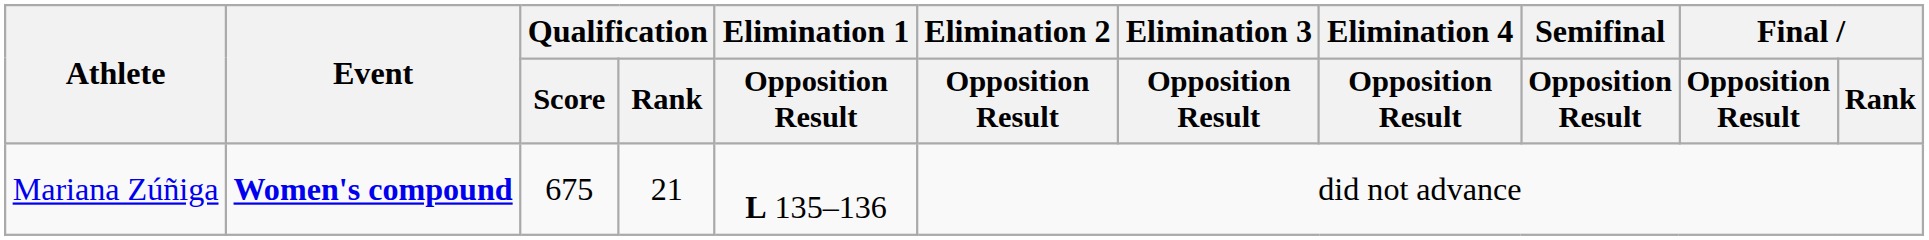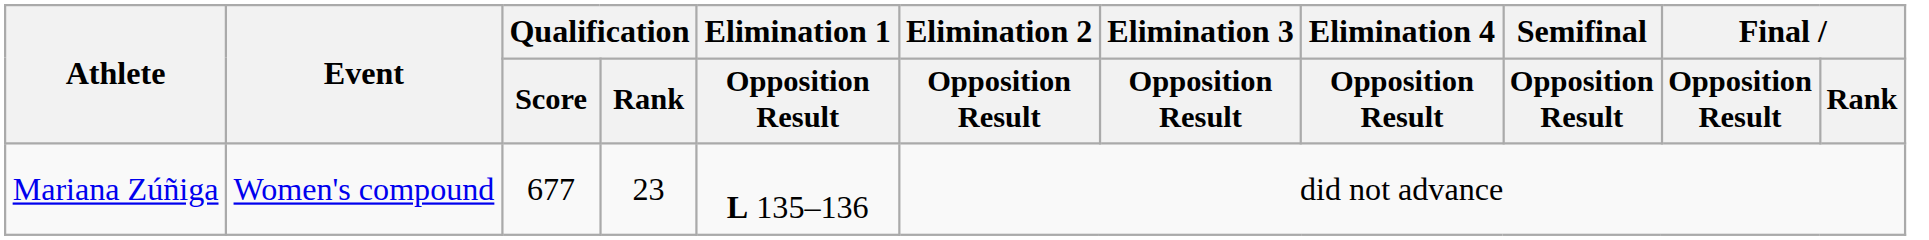(373, 189) bold -> (364, 189) normal
(569, 189) 675 -> (551, 189) 677
(667, 189) 21 -> (649, 189) 23
